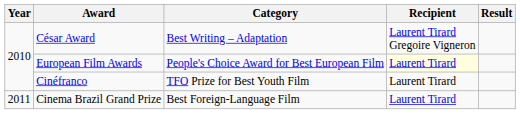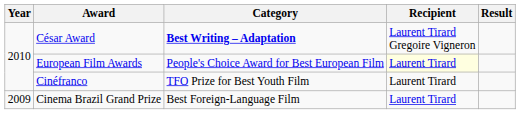(227, 38) normal -> (231, 38) bold
(19, 99) 2011 -> (19, 99) 2009
